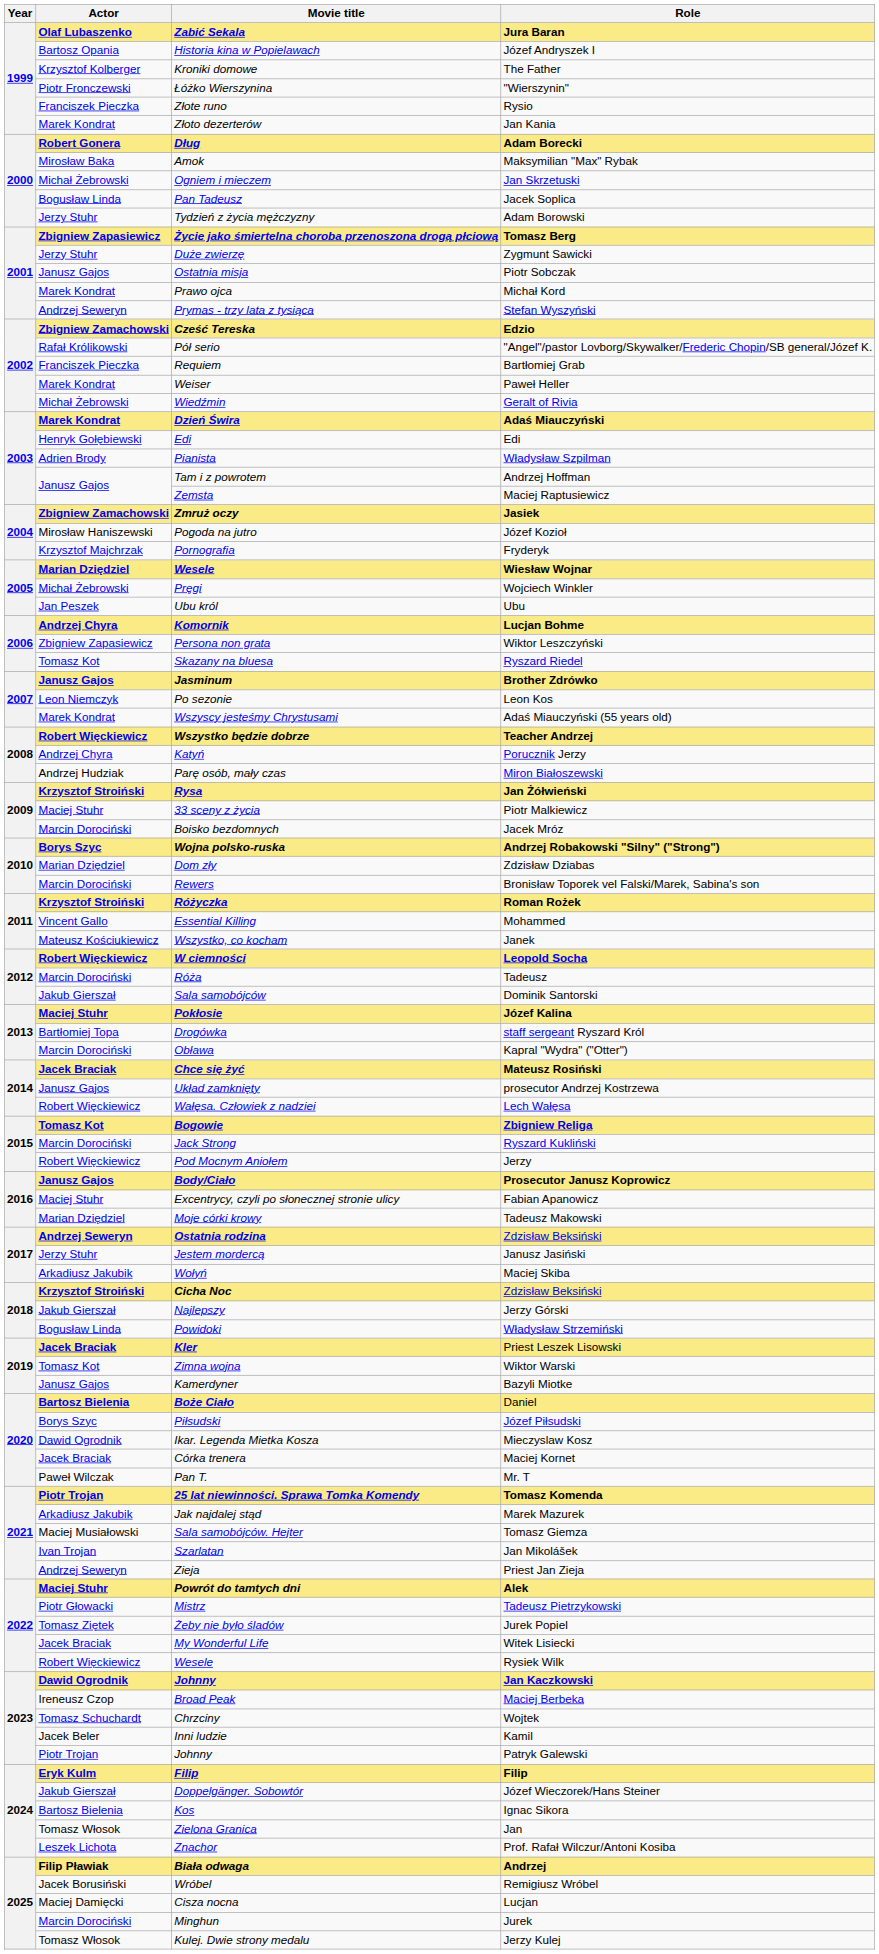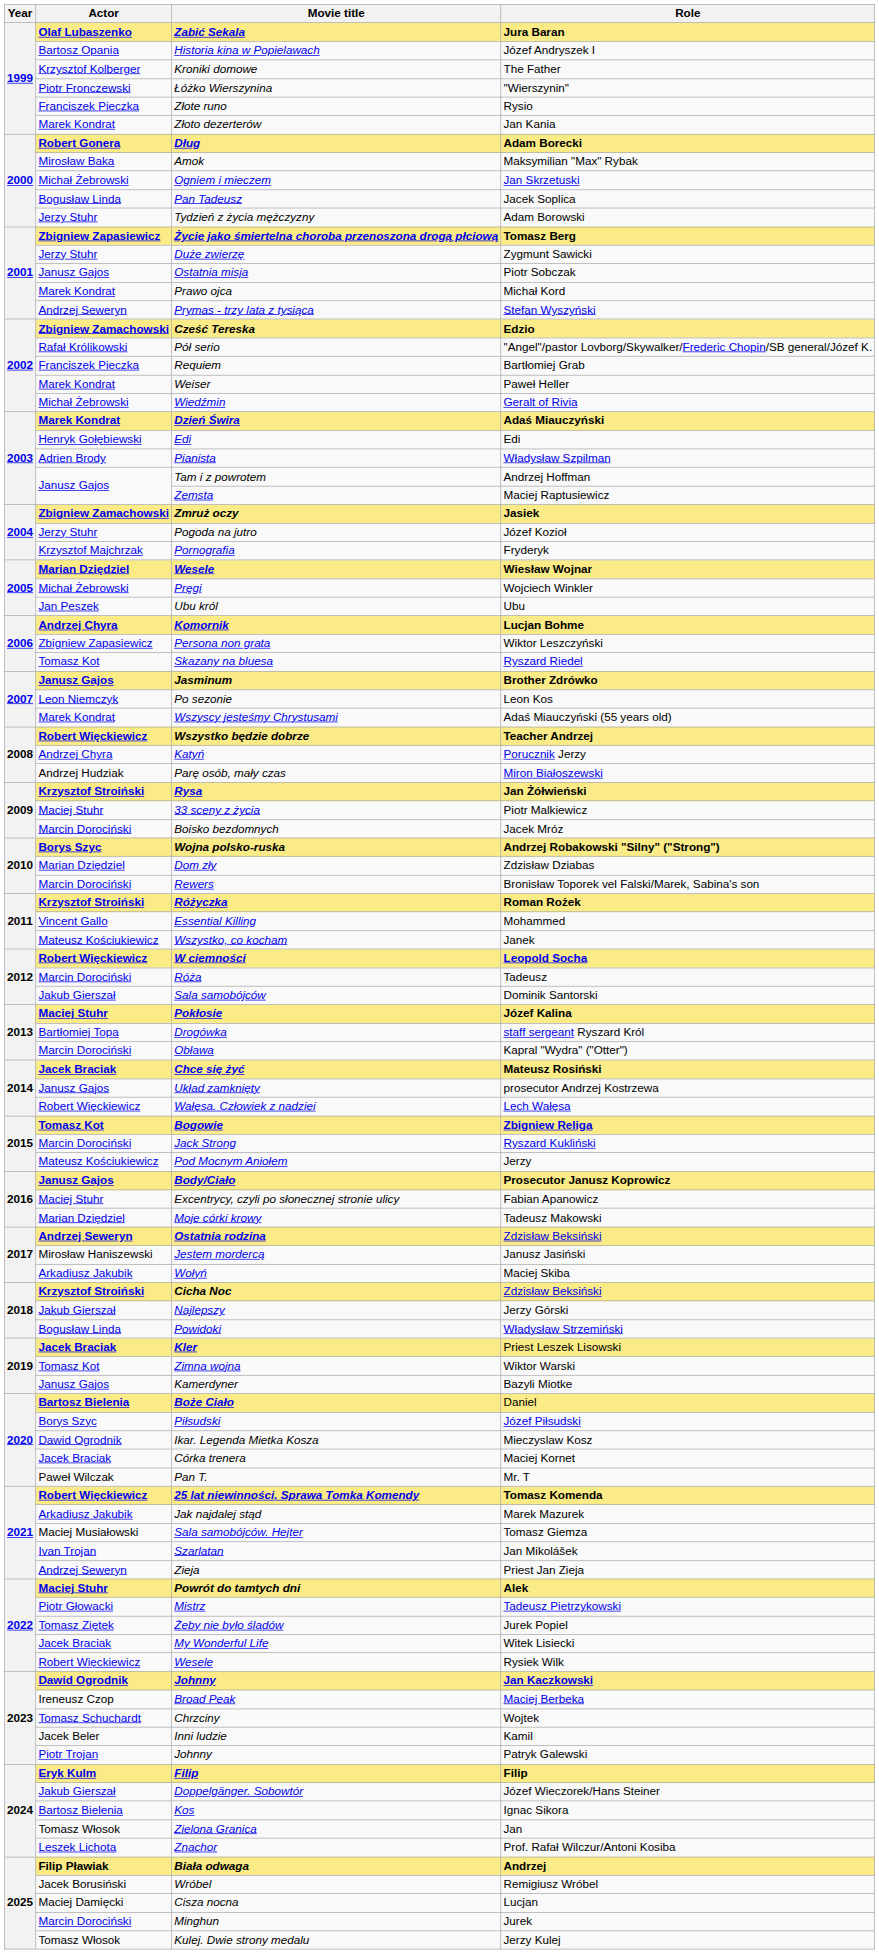(96, 532) Mirosław Haniszewski -> (68, 532) Jerzy Stuhr
(89, 1162) Robert Więckiewicz -> (98, 1162) Mateusz Kościukiewicz
(68, 1254) Jerzy Stuhr -> (96, 1254) Mirosław Haniszewski
(71, 1495) Piotr Trojan -> (93, 1495) Robert Więckiewicz
